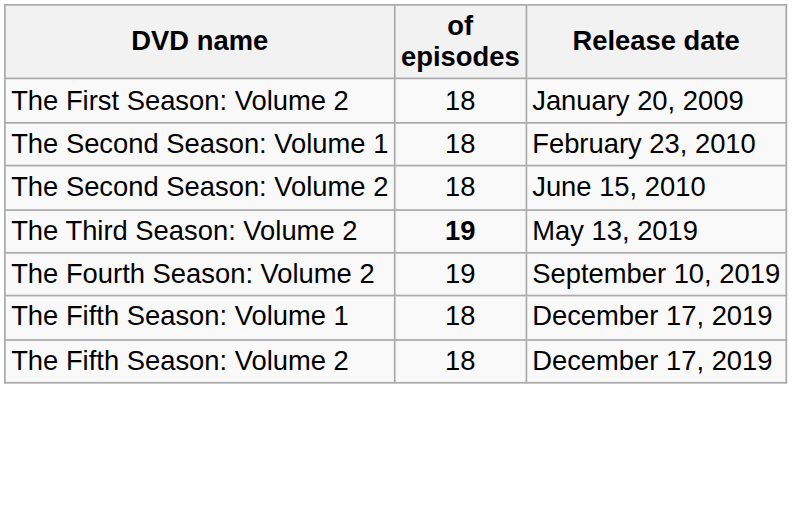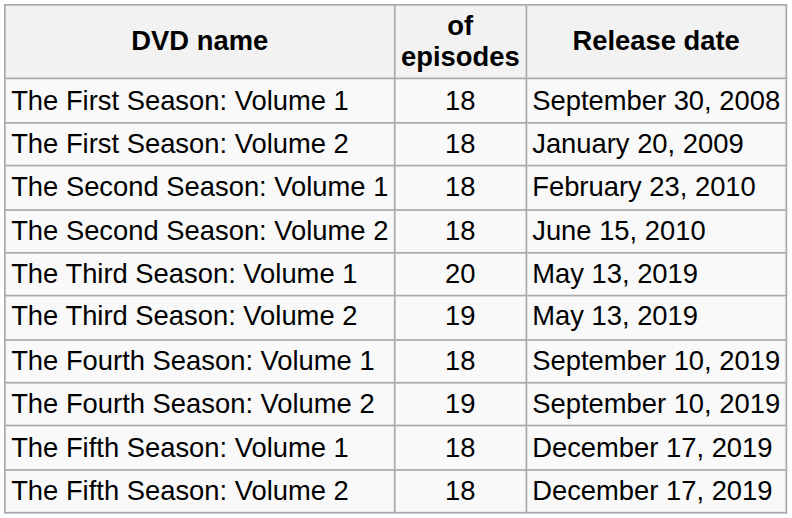+ row: (180, 100)
+ row: (184, 273)
(460, 230) bold -> (460, 317) normal
+ row: (193, 360)
